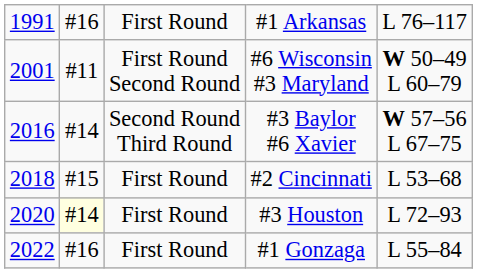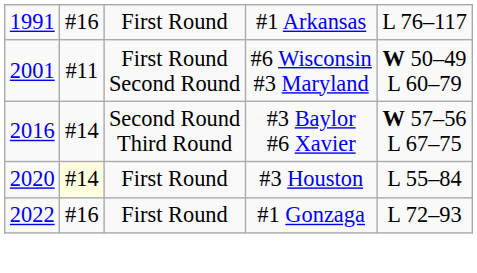- row: (311, 179)
(425, 214) L 72–93 -> (425, 179) L 55–84
(425, 250) L 55–84 -> (425, 214) L 72–93
